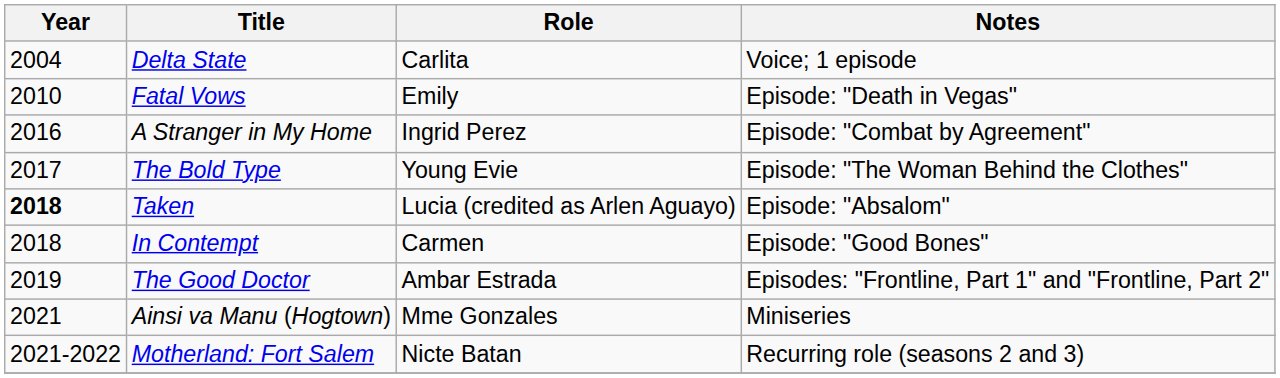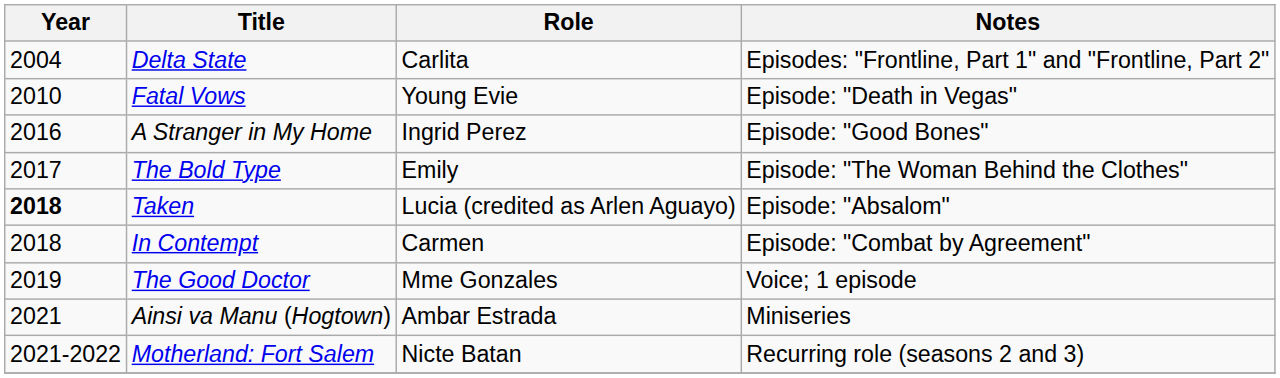(831, 59) Voice; 1 episode -> (1008, 59) Episodes: "Frontline, Part 1" and "Frontline, Part 2"
(430, 96) Emily -> (460, 96) Young Evie
(918, 133) Episode: "Combat by Agreement" -> (867, 133) Episode: "Good Bones"
(460, 170) Young Evie -> (430, 170) Emily
(867, 243) Episode: "Good Bones" -> (918, 243) Episode: "Combat by Agreement"
(479, 280) Ambar Estrada -> (480, 280) Mme Gonzales
(1008, 280) Episodes: "Frontline, Part 1" and "Frontline, Part 2" -> (831, 280) Voice; 1 episode
(480, 317) Mme Gonzales -> (479, 317) Ambar Estrada
